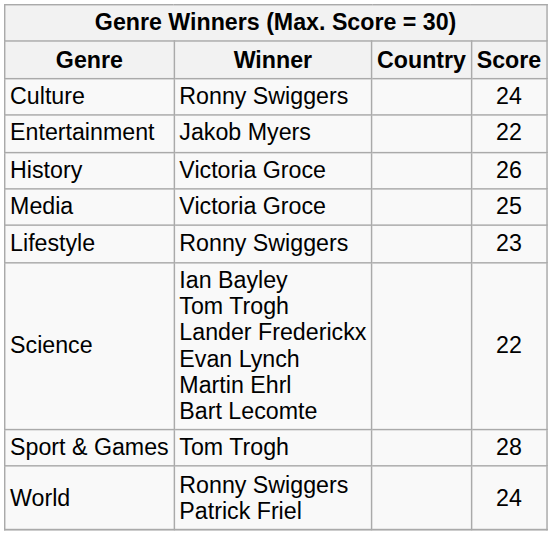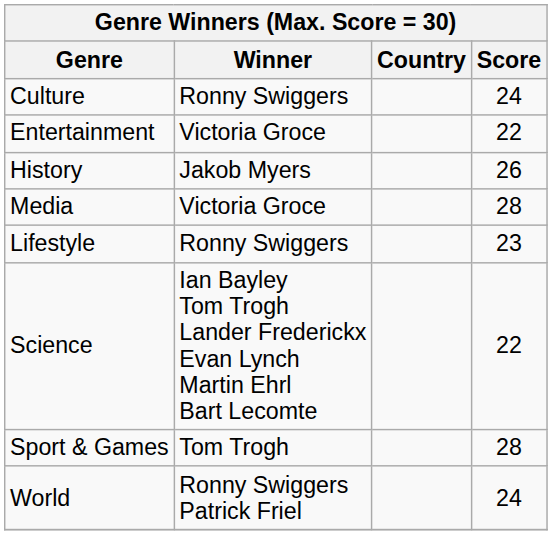(245, 133) Jakob Myers -> (253, 133) Victoria Groce
(253, 170) Victoria Groce -> (245, 170) Jakob Myers
(509, 206) 25 -> (509, 206) 28
